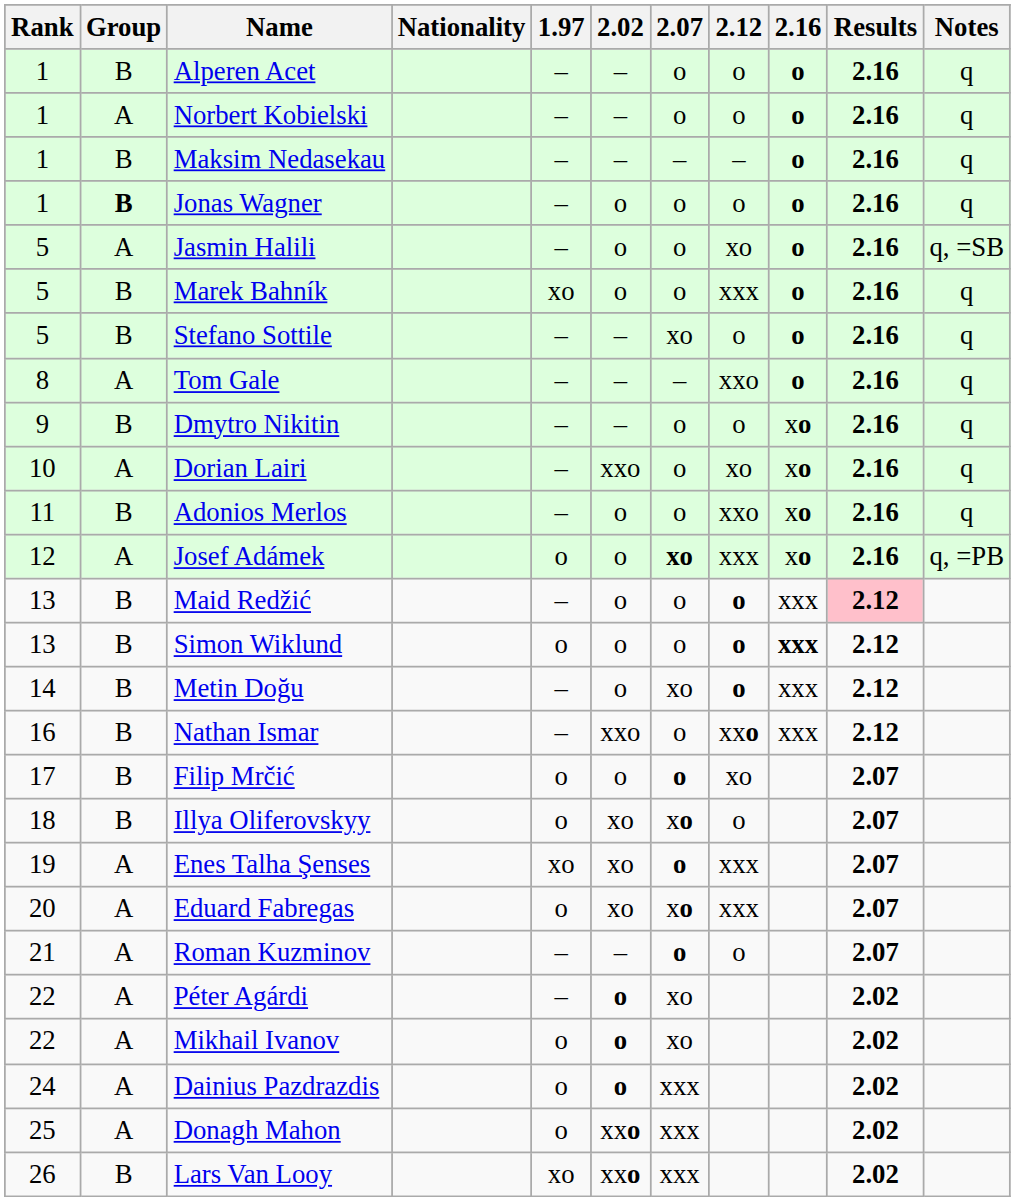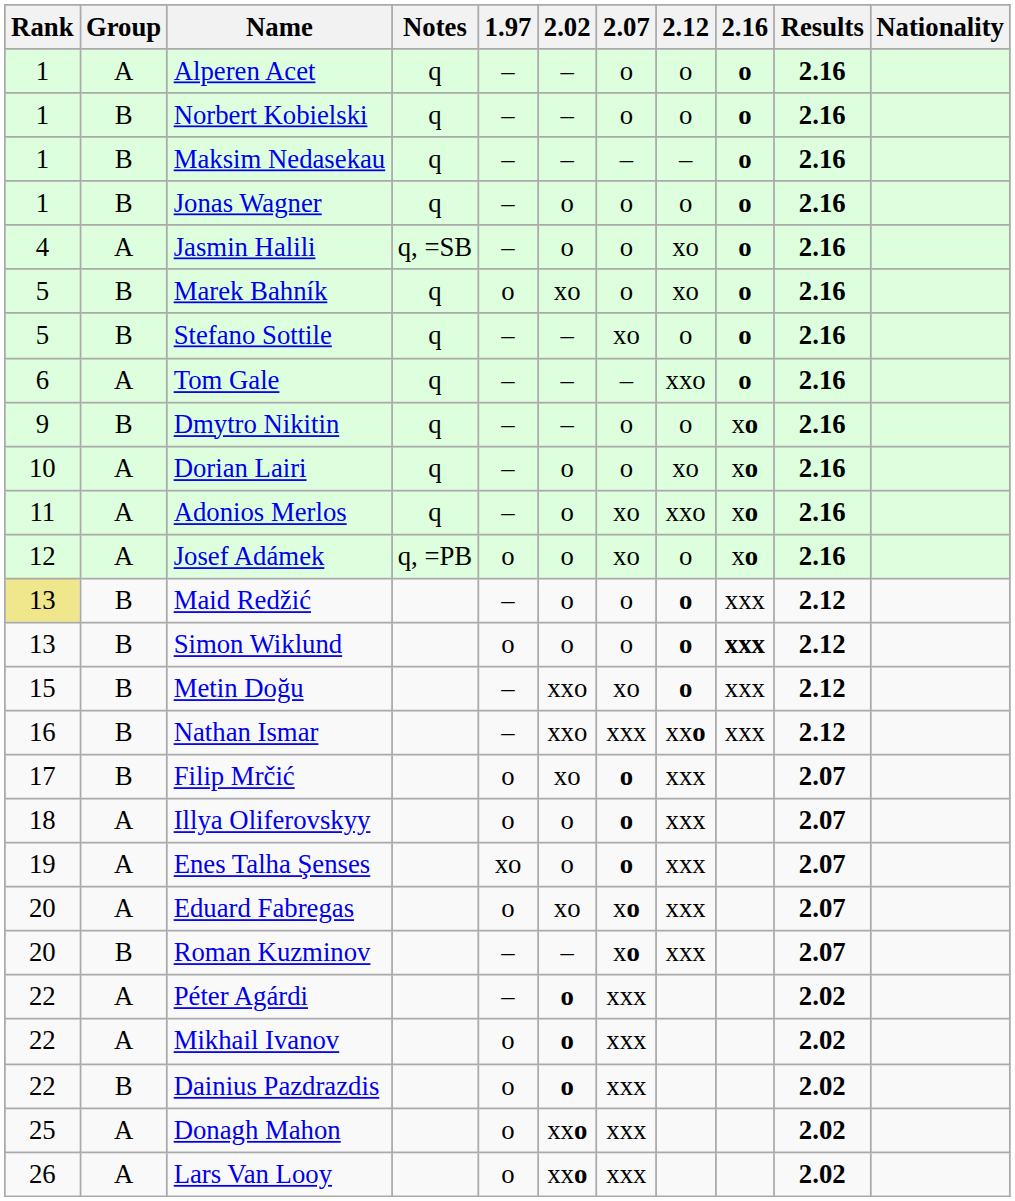columns swapped: (462, 26) <-> (967, 26)
(124, 70) B -> (124, 70) A
(124, 114) A -> (124, 114) B
(124, 203) bold -> (124, 203) normal
(42, 247) 5 -> (42, 247) 4
(561, 291) xo -> (508, 291) o
(620, 291) o -> (567, 291) xo
(739, 291) xxx -> (686, 291) xo
(42, 379) 8 -> (42, 379) 6
(620, 467) xxo -> (567, 467) o
(124, 511) B -> (124, 511) A
(680, 511) o -> (626, 511) xo
(680, 556) bold -> (626, 556) normal
(739, 556) xxx -> (686, 556) o
(42, 600) no background -> (42, 600) khaki background
(875, 600) pink background -> (822, 600) no background
(42, 688) 14 -> (42, 688) 15
(620, 688) o -> (567, 688) xxo
(680, 732) o -> (626, 732) xxx
(620, 776) o -> (567, 776) xo
(739, 776) xo -> (686, 776) xxx
(124, 820) B -> (124, 820) A
(620, 820) xo -> (567, 820) o
(680, 820) xo -> (626, 820) o
(739, 820) o -> (686, 820) xxx
(620, 864) xo -> (567, 864) o
(42, 953) 21 -> (42, 953) 20
(124, 953) A -> (124, 953) B
(680, 953) o -> (626, 953) xo
(739, 953) o -> (686, 953) xxx
(680, 997) xo -> (626, 997) xxx
(680, 1041) xo -> (626, 1041) xxx
(42, 1085) 24 -> (42, 1085) 22
(124, 1085) A -> (124, 1085) B
(124, 1173) B -> (124, 1173) A
(561, 1173) xo -> (508, 1173) o
